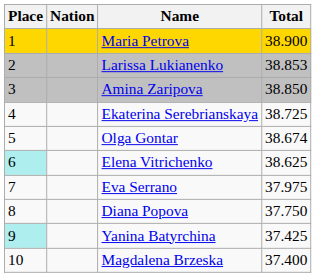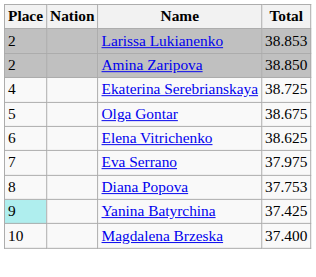- row: (145, 41)
(12, 89) 3 -> (12, 65) 2
(286, 138) 38.674 -> (286, 114) 38.675
(12, 162) paleturquoise background -> (12, 138) no background
(286, 211) 37.750 -> (286, 187) 37.753
